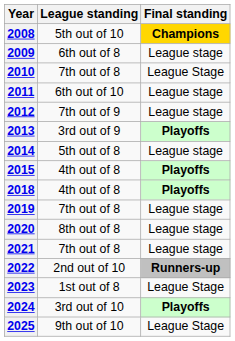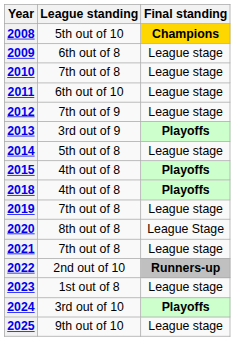(186, 72) League Stage -> (186, 72) League stage
(186, 229) League stage -> (186, 229) League Stage
(186, 287) League Stage -> (186, 287) League stage
(186, 326) League Stage -> (186, 326) League stage
